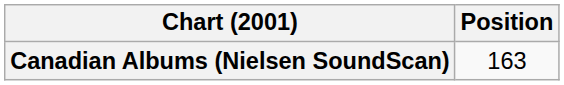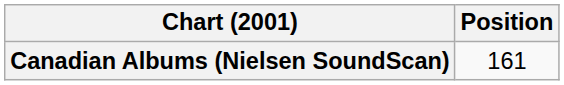(507, 60) 163 -> (507, 60) 161
